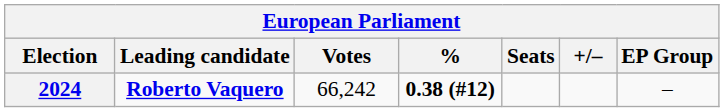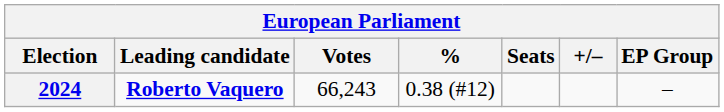(347, 89) 66,242 -> (347, 89) 66,243
(450, 89) bold -> (450, 89) normal
